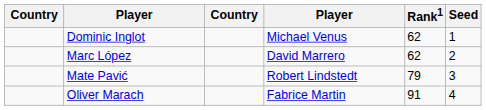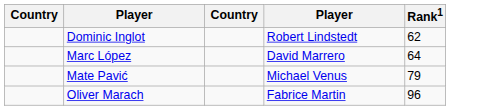- column: (463, 15)
(307, 37) Michael Venus -> (312, 37) Robert Lindstedt
(414, 56) 62 -> (414, 56) 64
(312, 76) Robert Lindstedt -> (307, 76) Michael Venus
(414, 95) 91 -> (414, 95) 96
